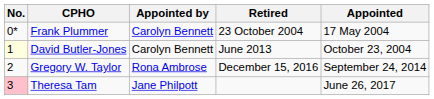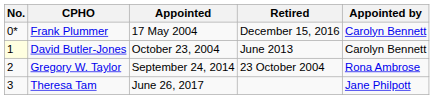columns swapped: (375, 13) <-> (172, 13)
(261, 31) 23 October 2004 -> (290, 31) December 15, 2016
(268, 67) December 15, 2016 -> (282, 67) 23 October 2004
(10, 85) pink background -> (10, 85) no background
